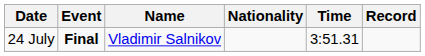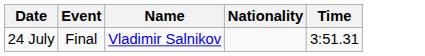- column: (391, 16)
(81, 39) bold -> (81, 39) normal
